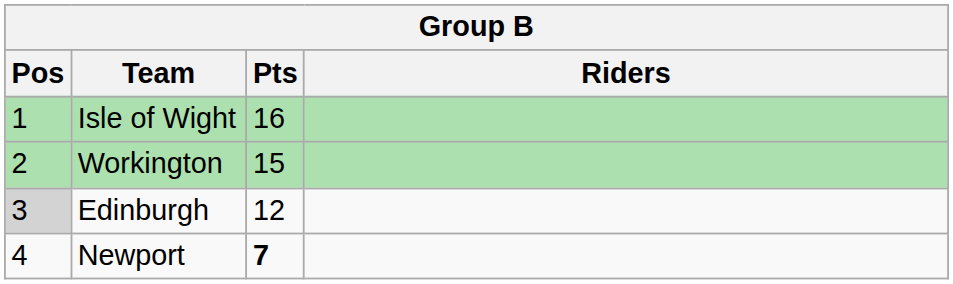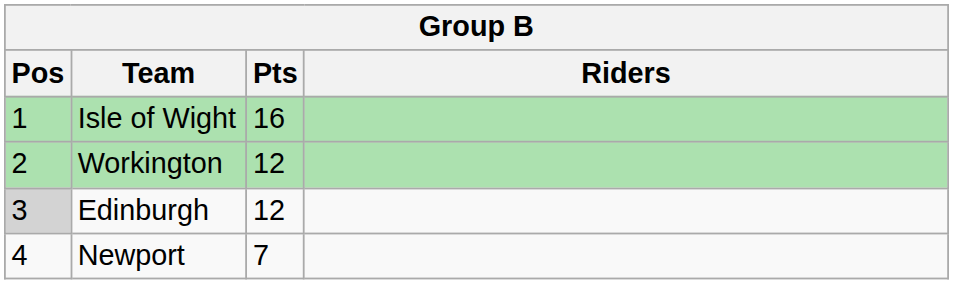(269, 164) 15 -> (269, 164) 12
(261, 255) bold -> (261, 255) normal
